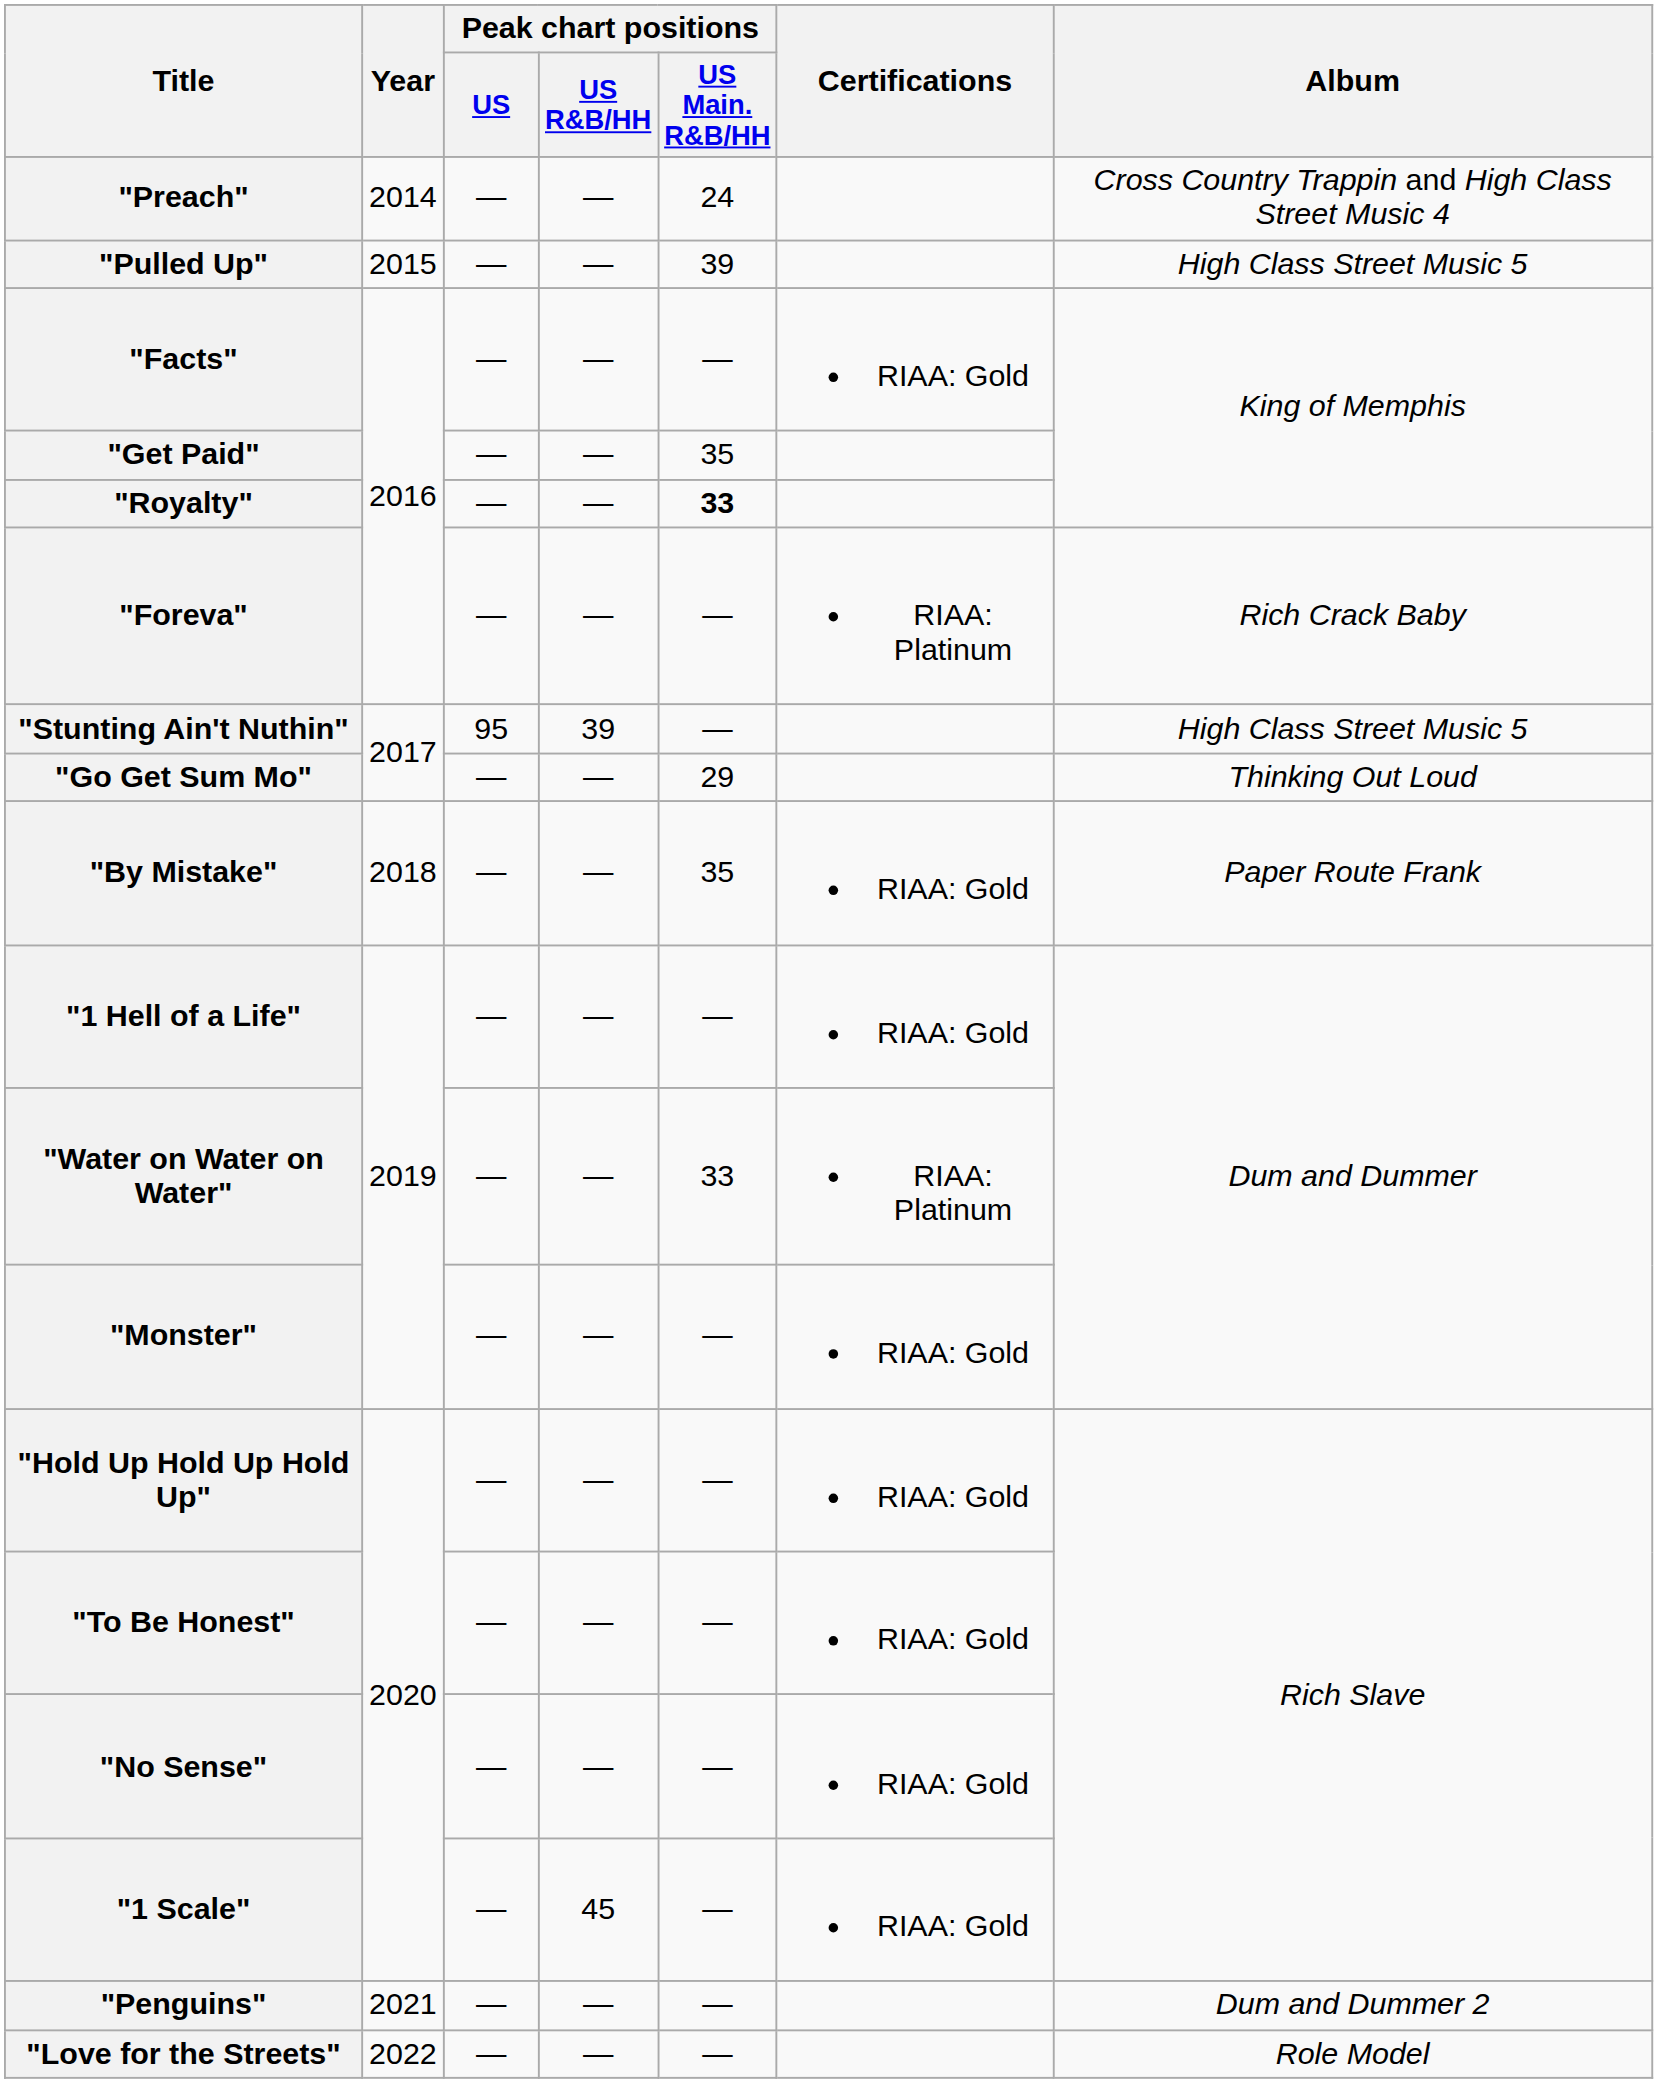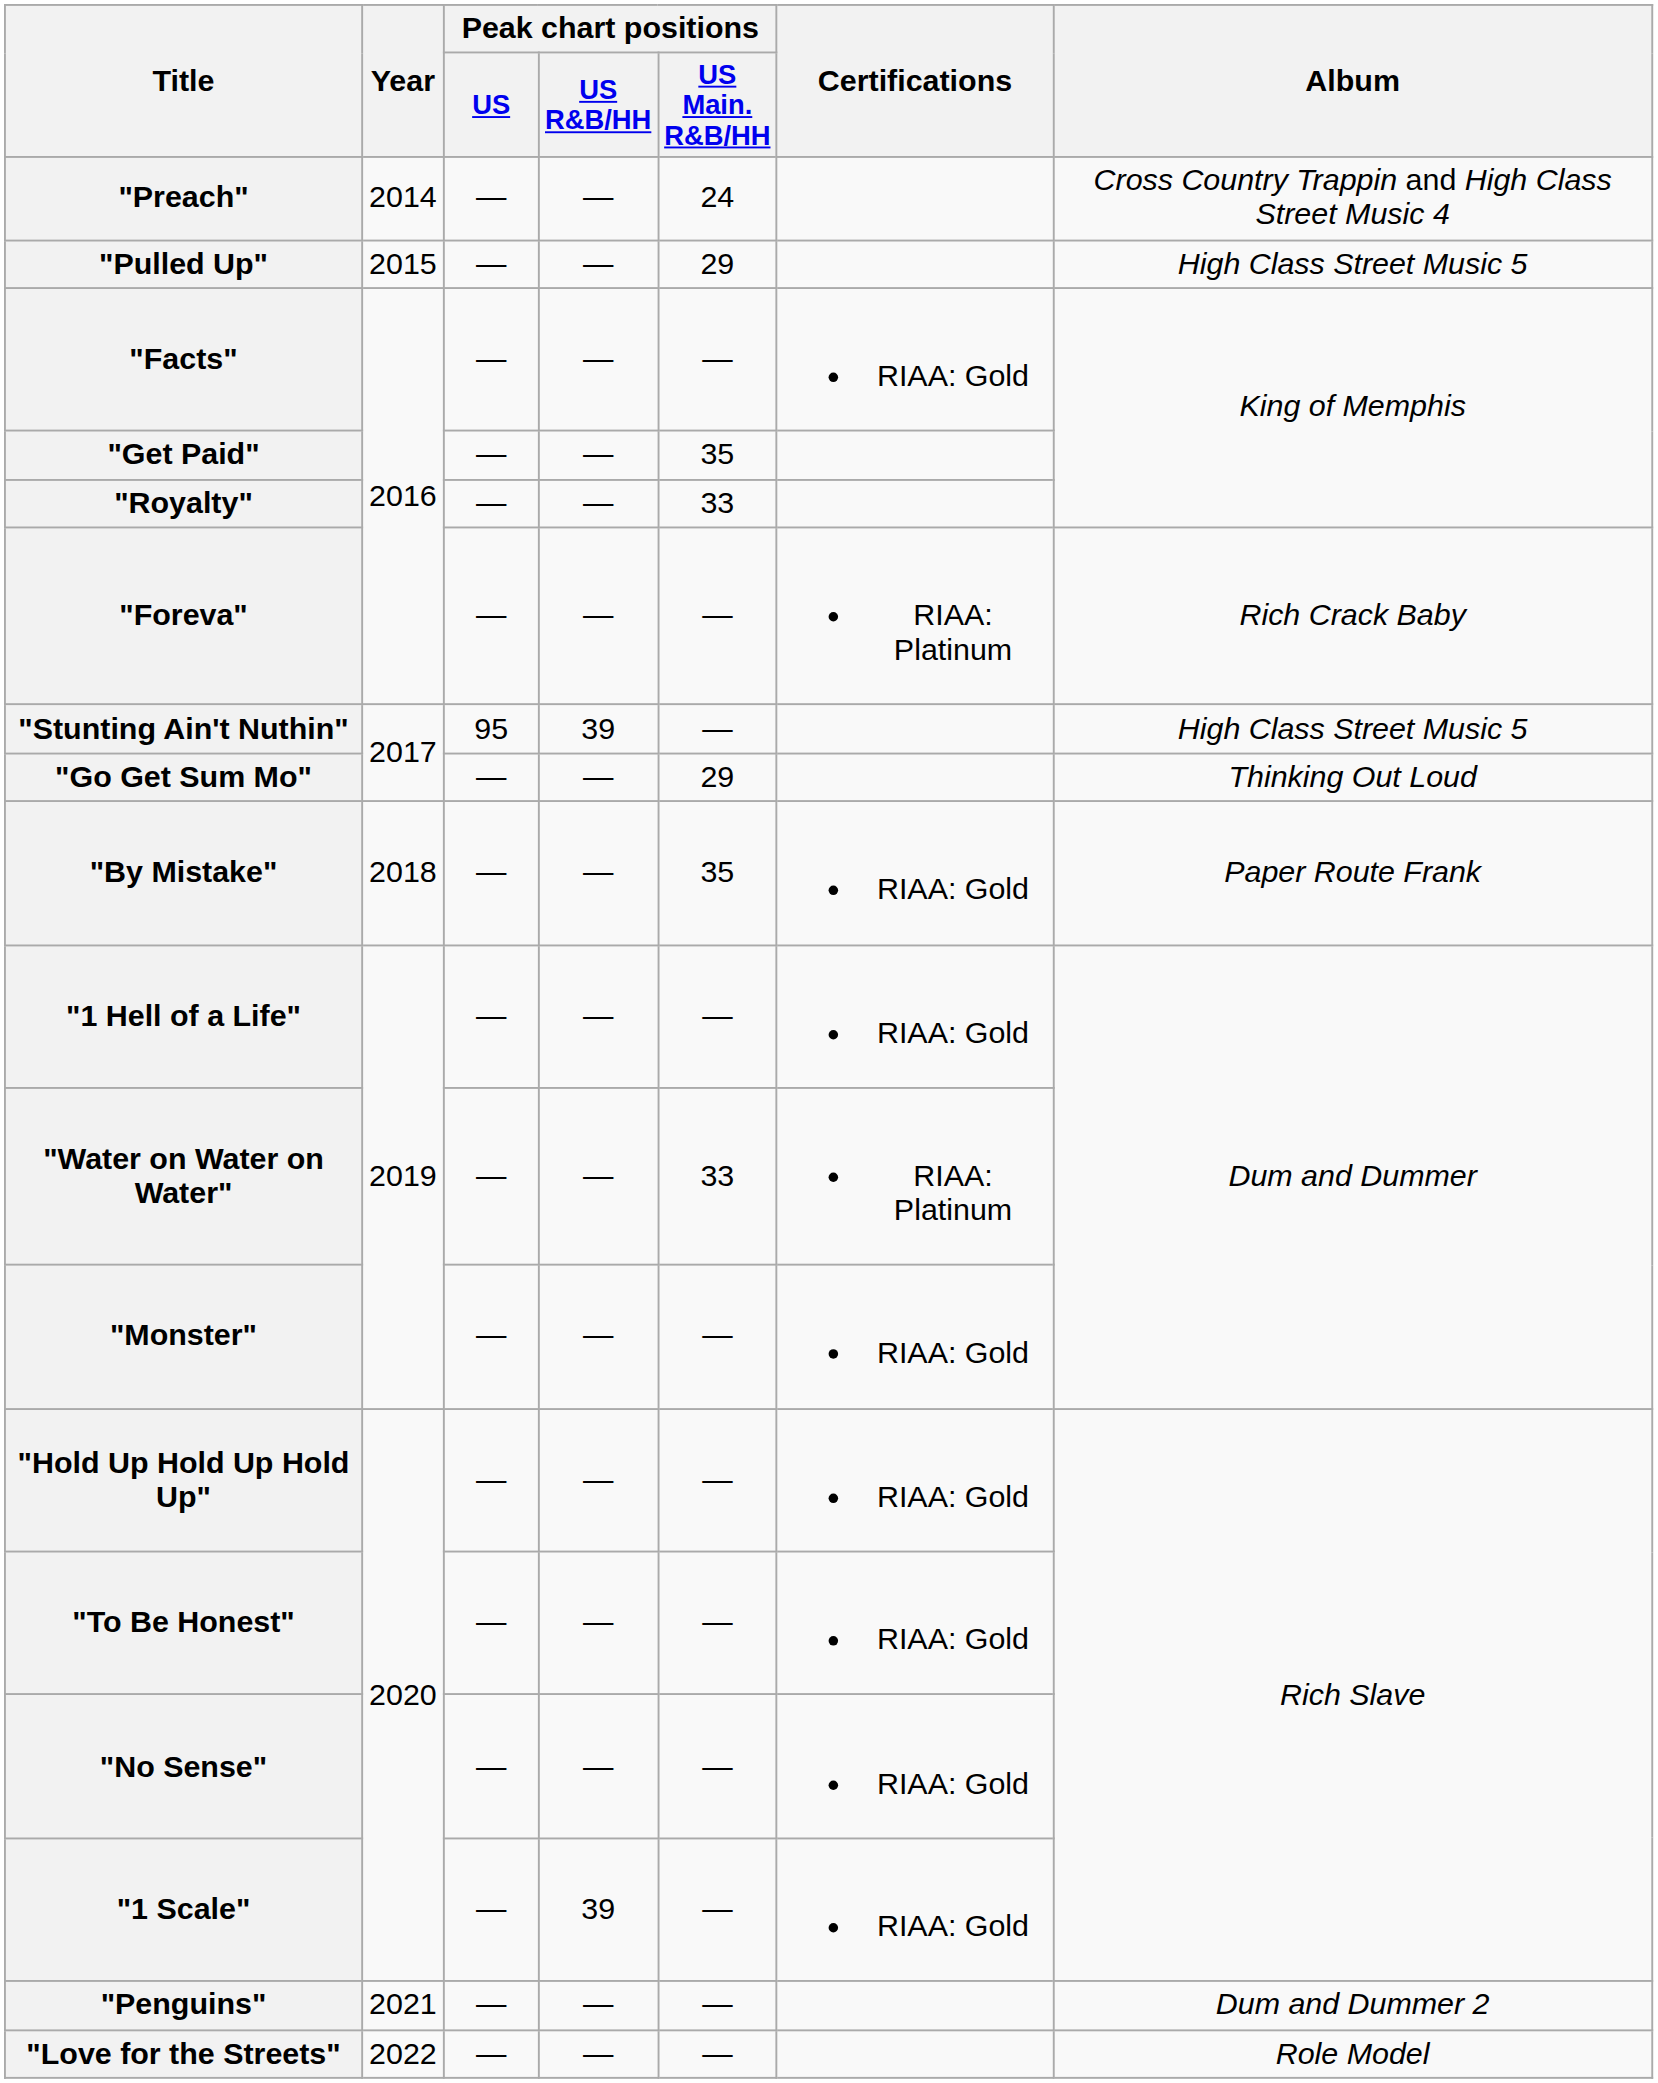(717, 263) 39 -> (717, 263) 29
(717, 502) bold -> (717, 502) normal
(598, 1909) 45 -> (598, 1909) 39
